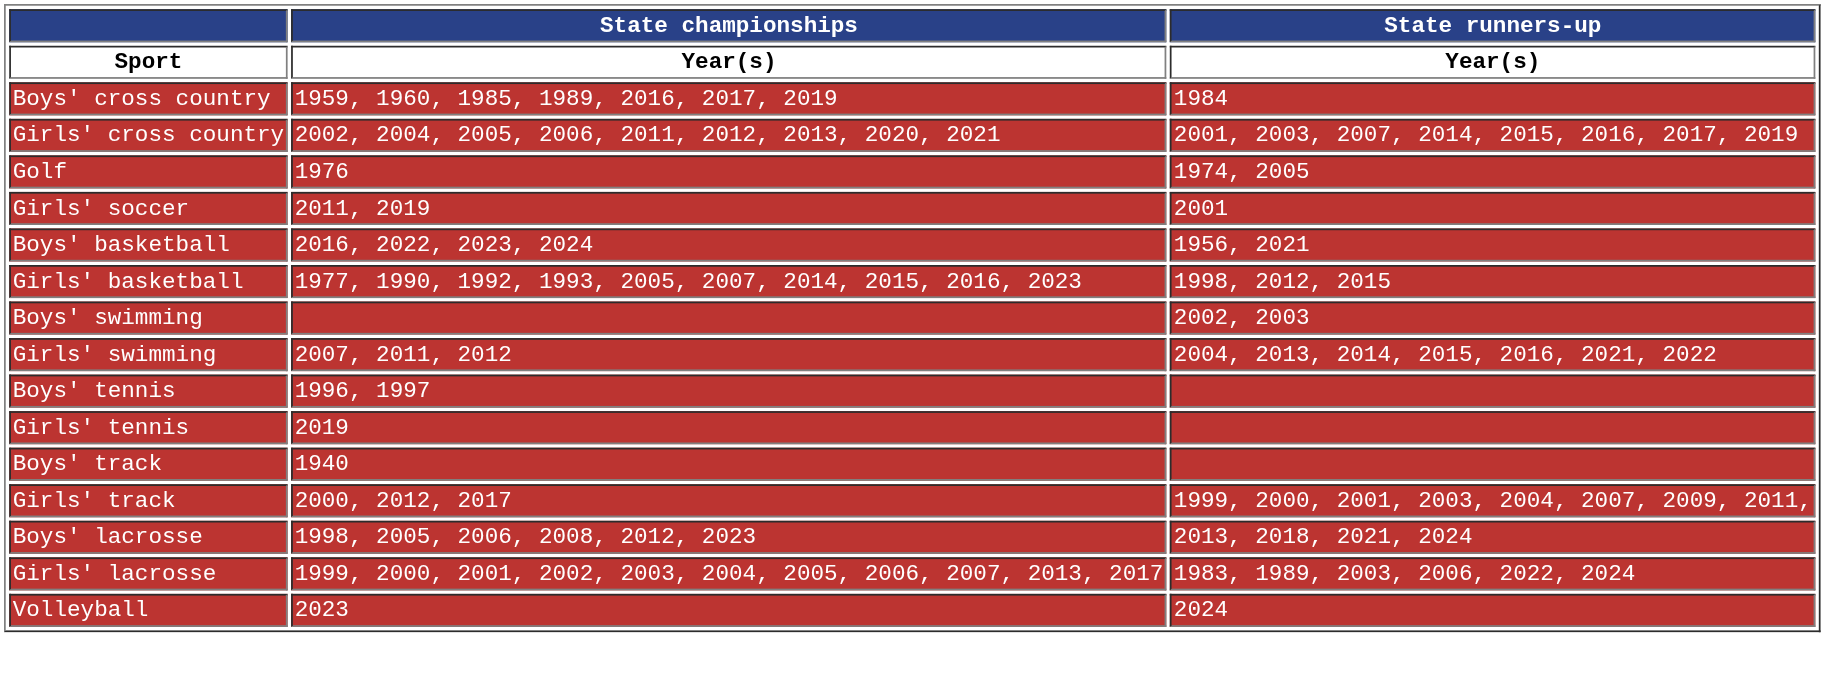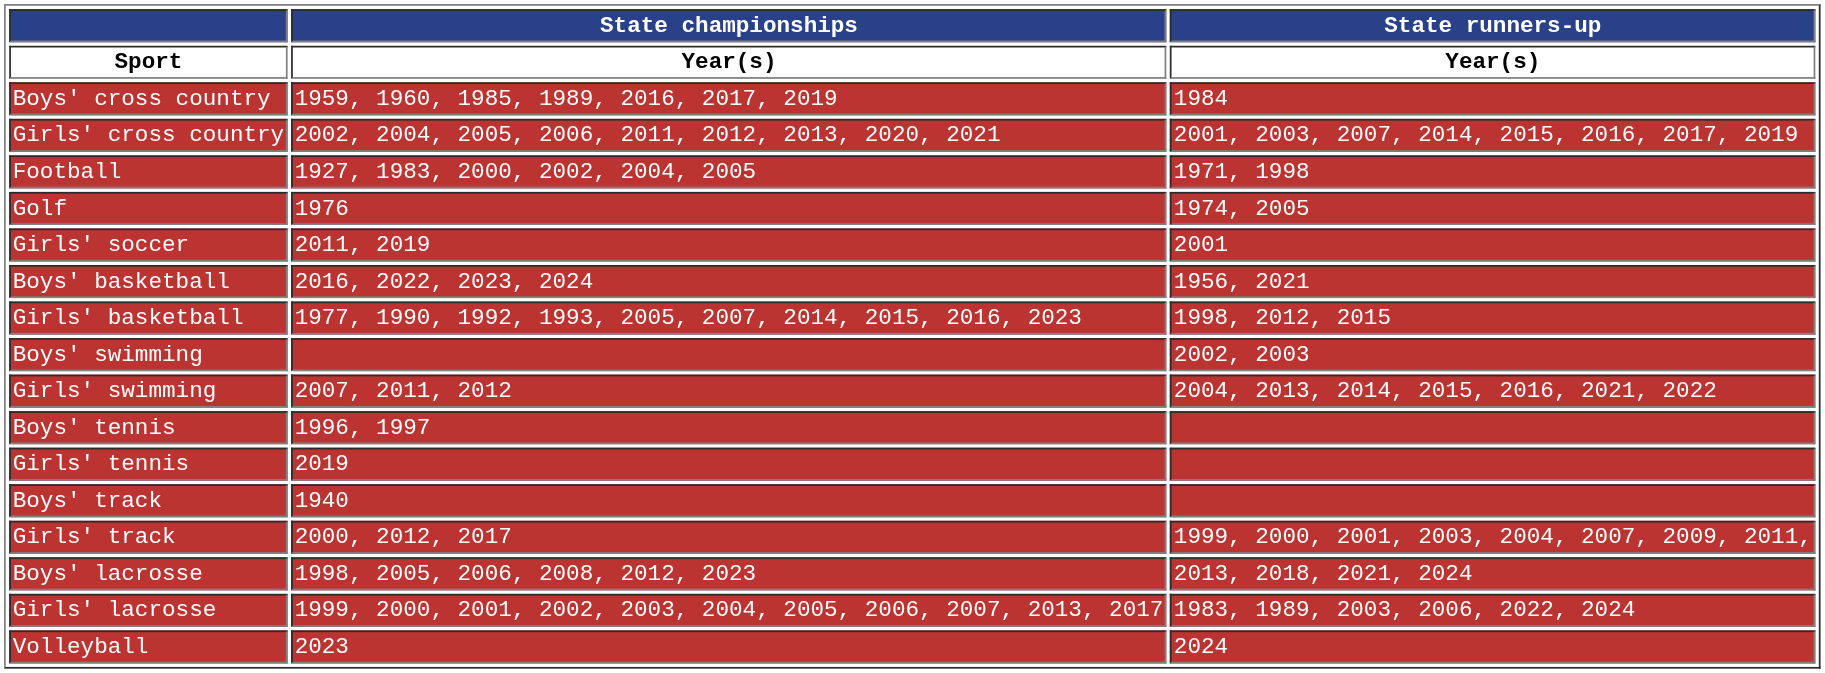+ row: (67, 172)
